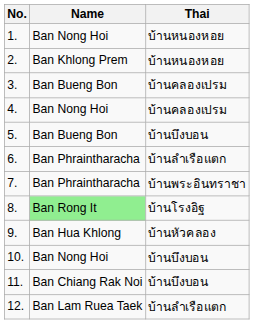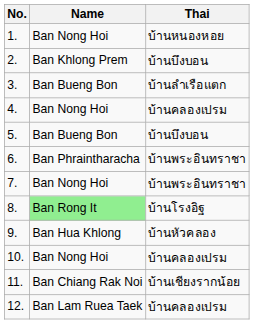(186, 61) บ้านหนองหอย -> (178, 61) บ้านบึงบอน
(188, 85) บ้านคลองเปรม -> (187, 85) บ้านลำเรือแตก
(187, 159) บ้านลำเรือแตก -> (197, 159) บ้านพระอินทราชา
(86, 183) Ban Phraintharacha -> (70, 183) Ban Nong Hoi
(178, 257) บ้านบึงบอน -> (188, 257) บ้านคลองเปรม
(178, 282) บ้านบึงบอน -> (194, 282) บ้านเชียงรากน้อย
(187, 307) บ้านลำเรือแตก -> (188, 307) บ้านคลองเปรม
